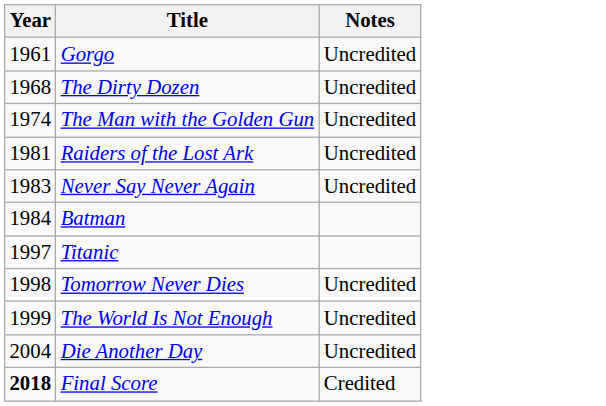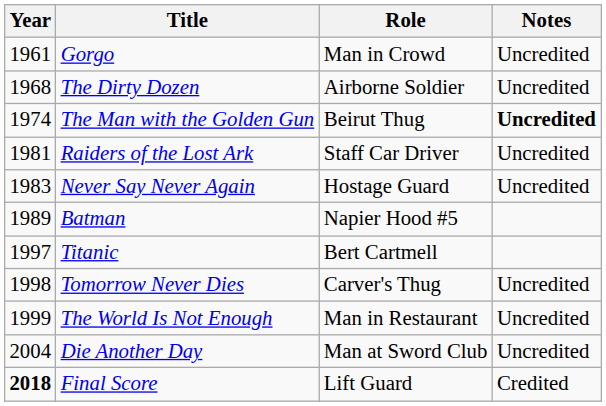+ column: (406, 20)
(370, 119) normal -> (546, 119) bold
(30, 218) 1984 -> (30, 218) 1989
